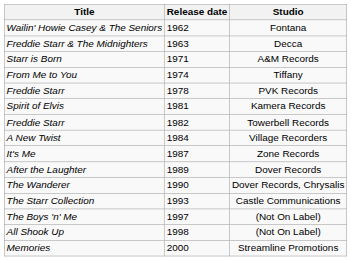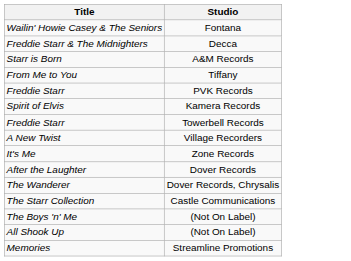- column: (197, 12)
